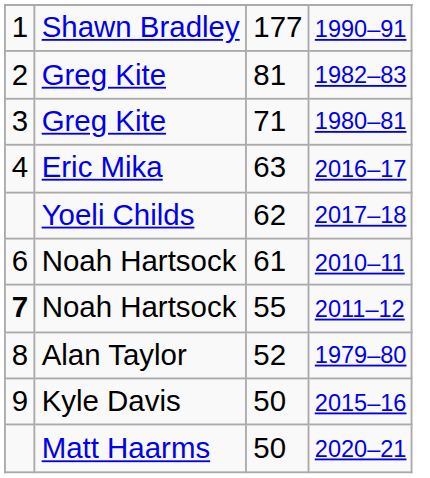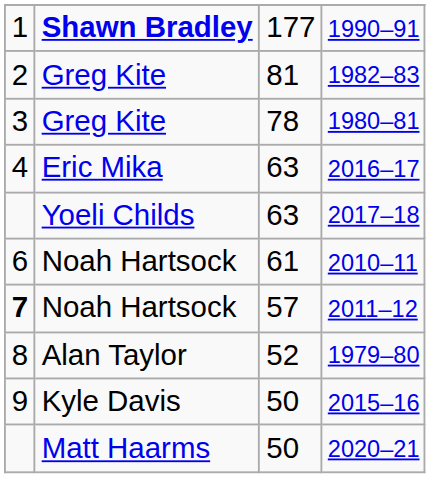(141, 27) normal -> (147, 27) bold
(270, 121) 71 -> (283, 121) 78
(270, 214) 62 -> (283, 214) 63
(270, 307) 55 -> (283, 307) 57
